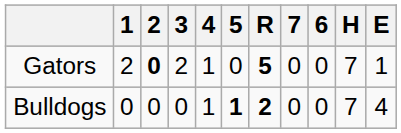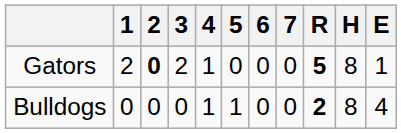columns swapped: (321, 25) <-> (265, 25)
(351, 66) 7 -> (351, 66) 8
(236, 107) bold -> (236, 107) normal
(351, 107) 7 -> (351, 107) 8
